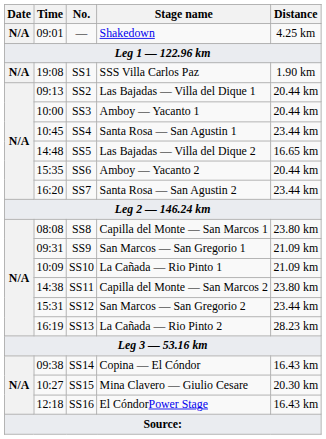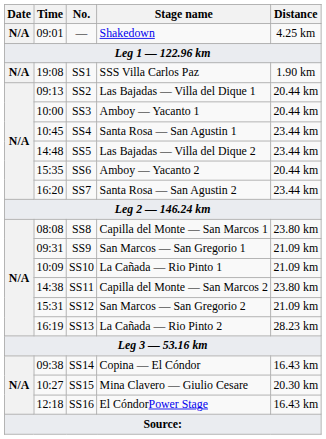(296, 150) 16.65 km -> (296, 150) 23.44 km
(296, 306) 23.44 km -> (296, 306) 21.09 km
